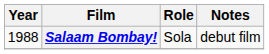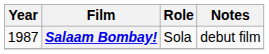(23, 37) 1988 -> (23, 37) 1987
